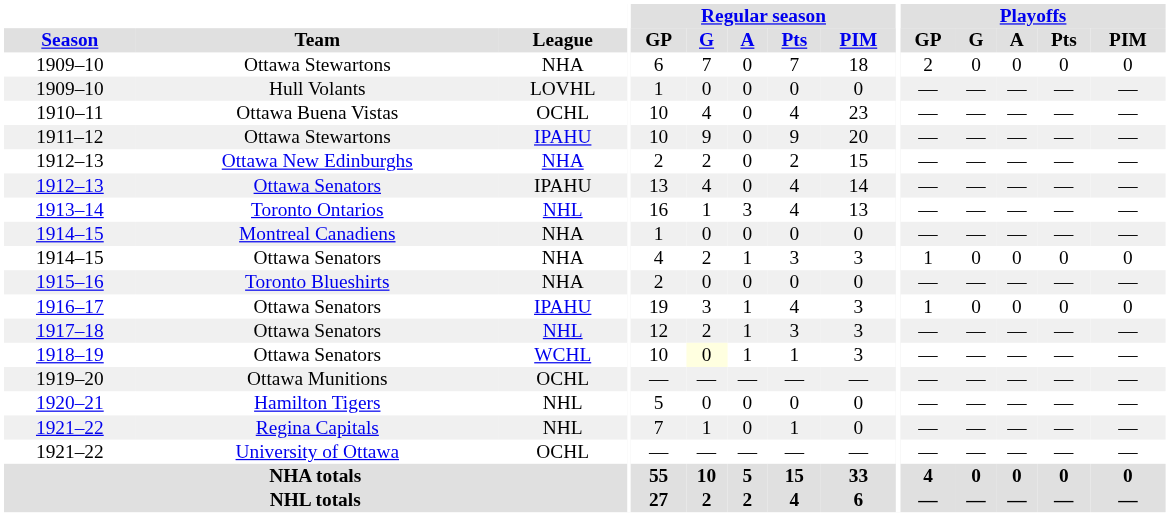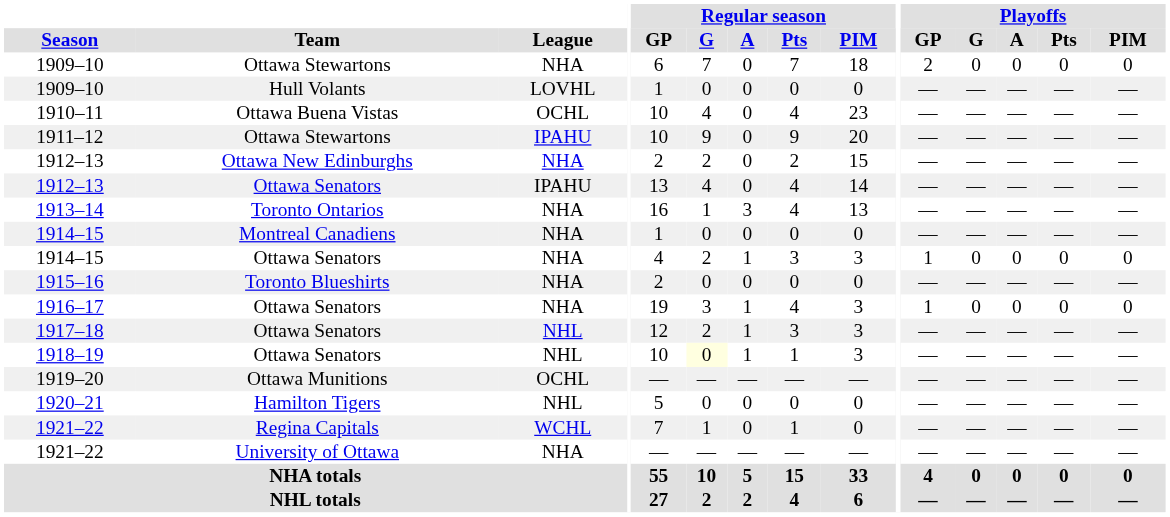(563, 209) NHL -> (563, 209) NHA
(563, 306) IPAHU -> (563, 306) NHA
(563, 354) WCHL -> (563, 354) NHL
(563, 427) NHL -> (563, 427) WCHL
(563, 451) OCHL -> (563, 451) NHA
